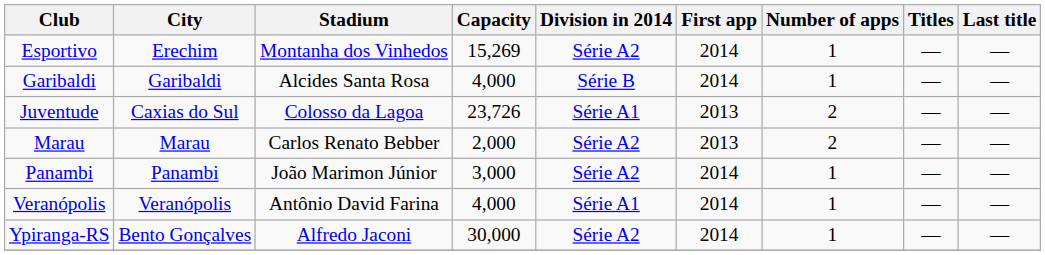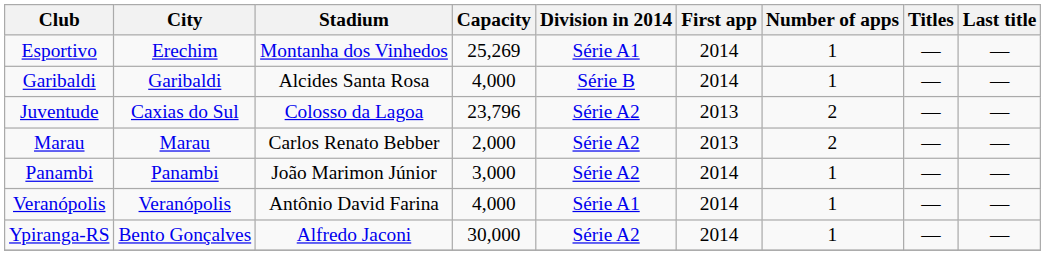(494, 50) 15,269 -> (494, 50) 25,269
(606, 50) Série A2 -> (606, 50) Série A1
(494, 111) 23,726 -> (494, 111) 23,796
(606, 111) Série A1 -> (606, 111) Série A2
